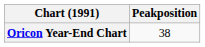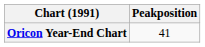(165, 32) 38 -> (165, 32) 41
